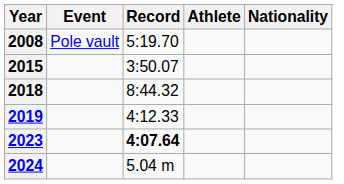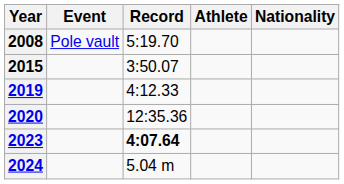- row: (26, 91)
+ row: (26, 116)
